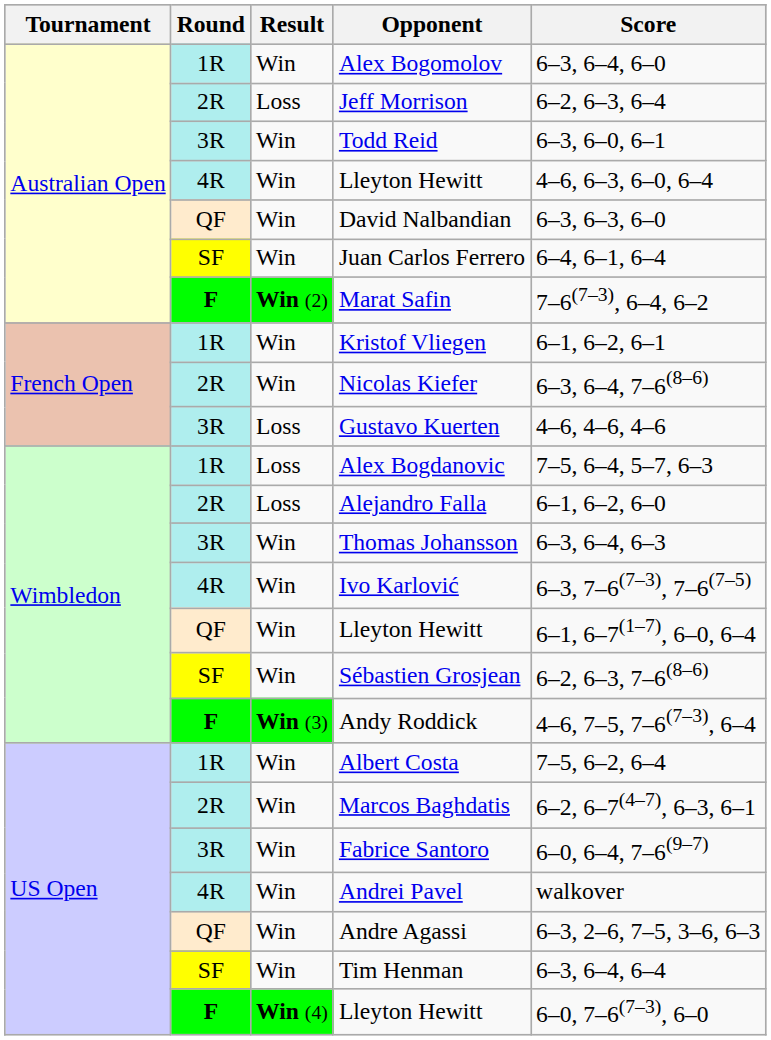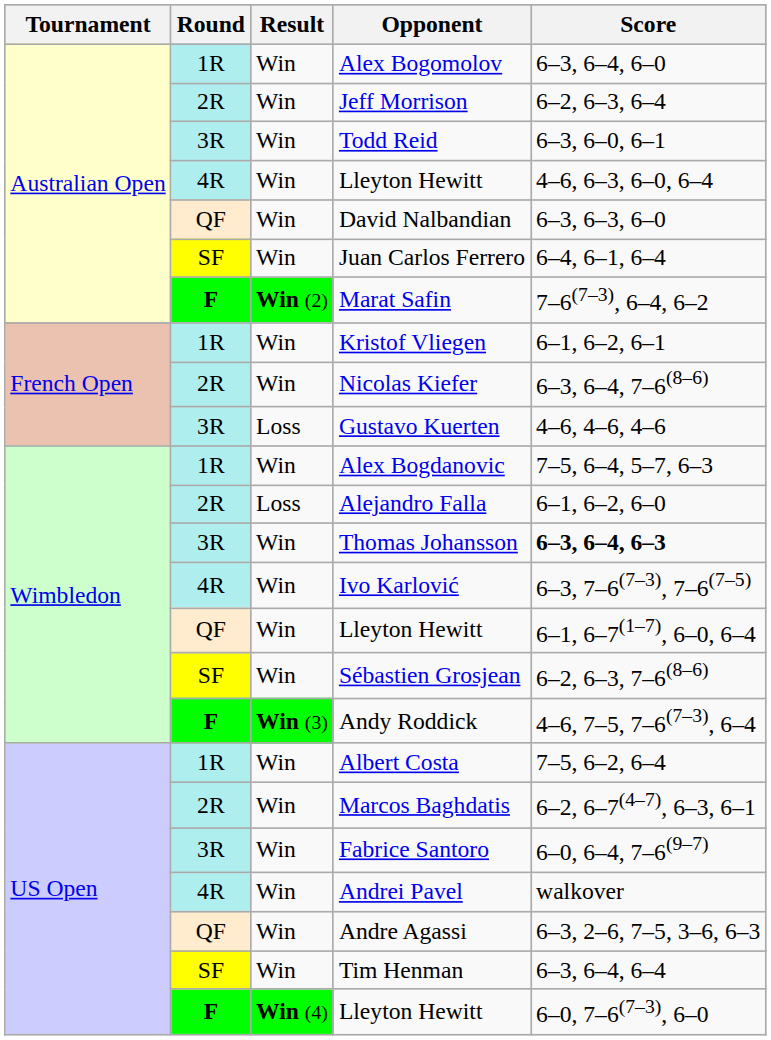(278, 102) Loss -> (276, 102) Win
(278, 465) Loss -> (276, 465) Win
(601, 543) normal -> (601, 543) bold
